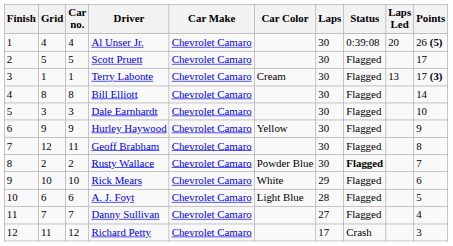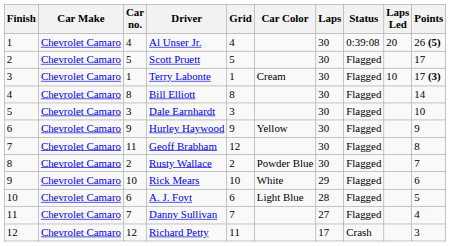columns swapped: (52, 19) <-> (212, 19)
(394, 77) 13 -> (392, 77) 10
(365, 163) bold -> (364, 163) normal
